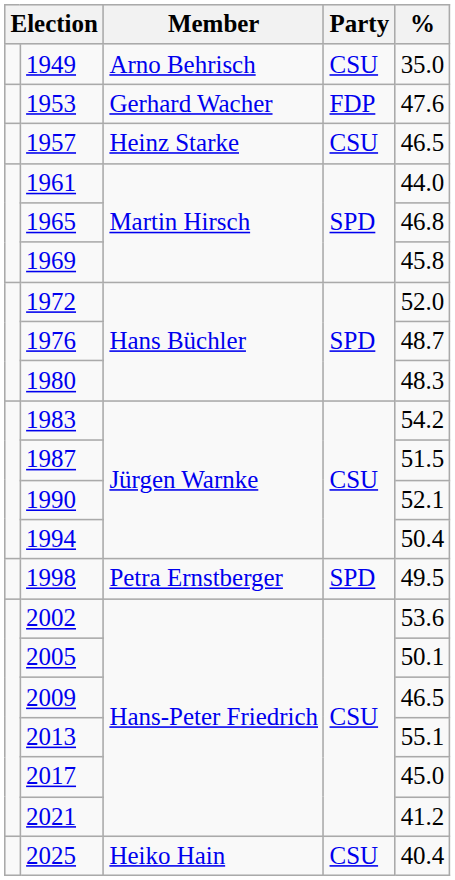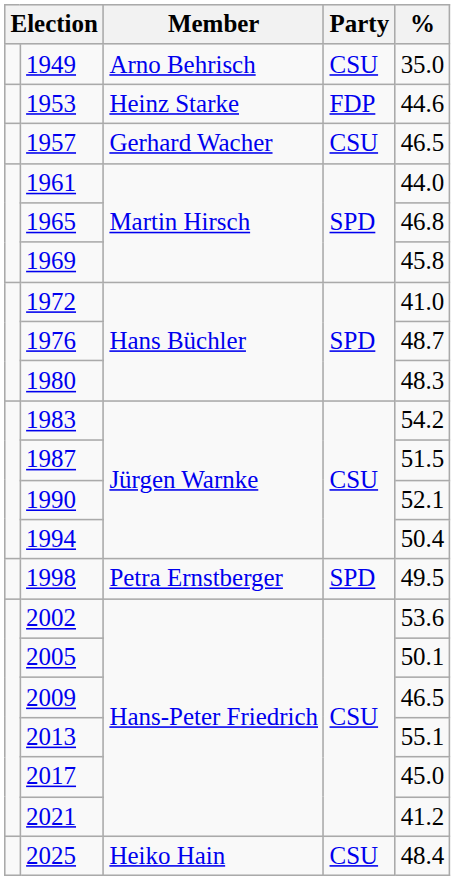(191, 103) Gerhard Wacher -> (174, 103) Heinz Starke
(422, 103) 47.6 -> (422, 103) 44.6
(174, 143) Heinz Starke -> (191, 143) Gerhard Wacher
(422, 301) 52.0 -> (422, 301) 41.0
(422, 855) 40.4 -> (422, 855) 48.4
